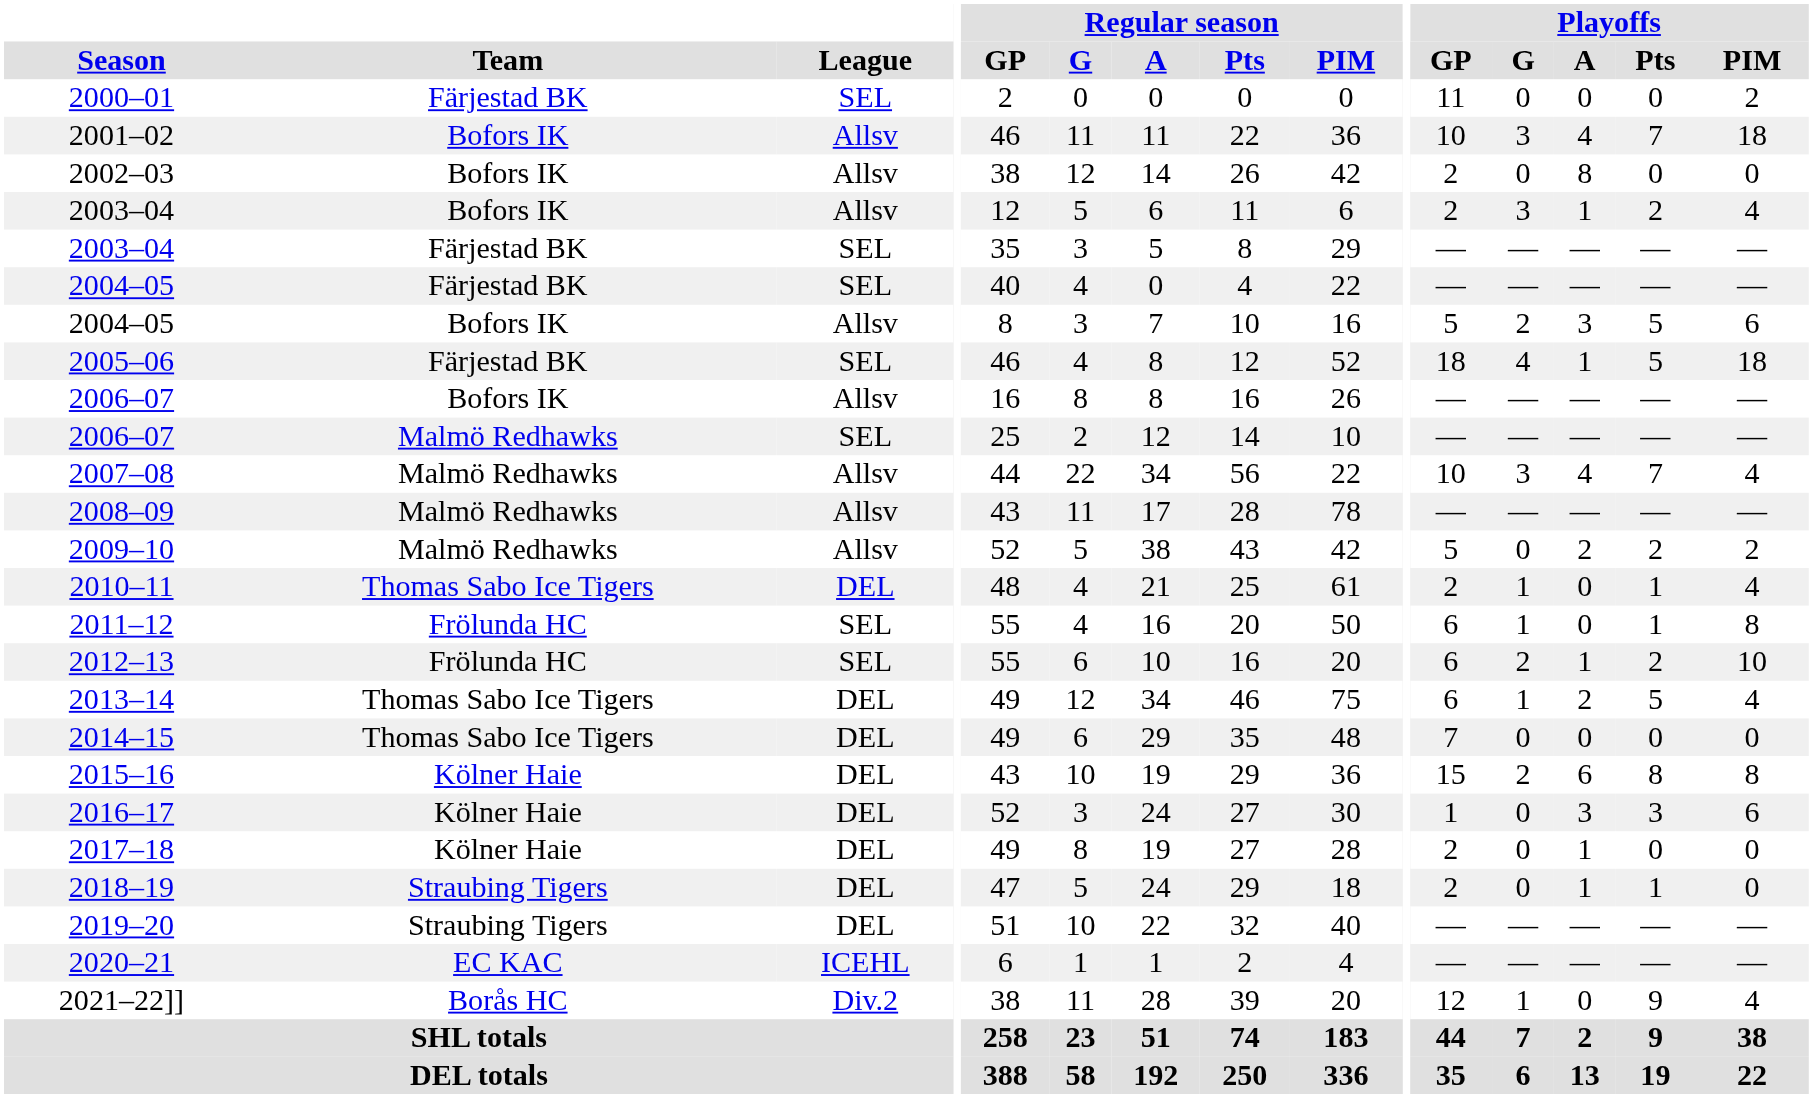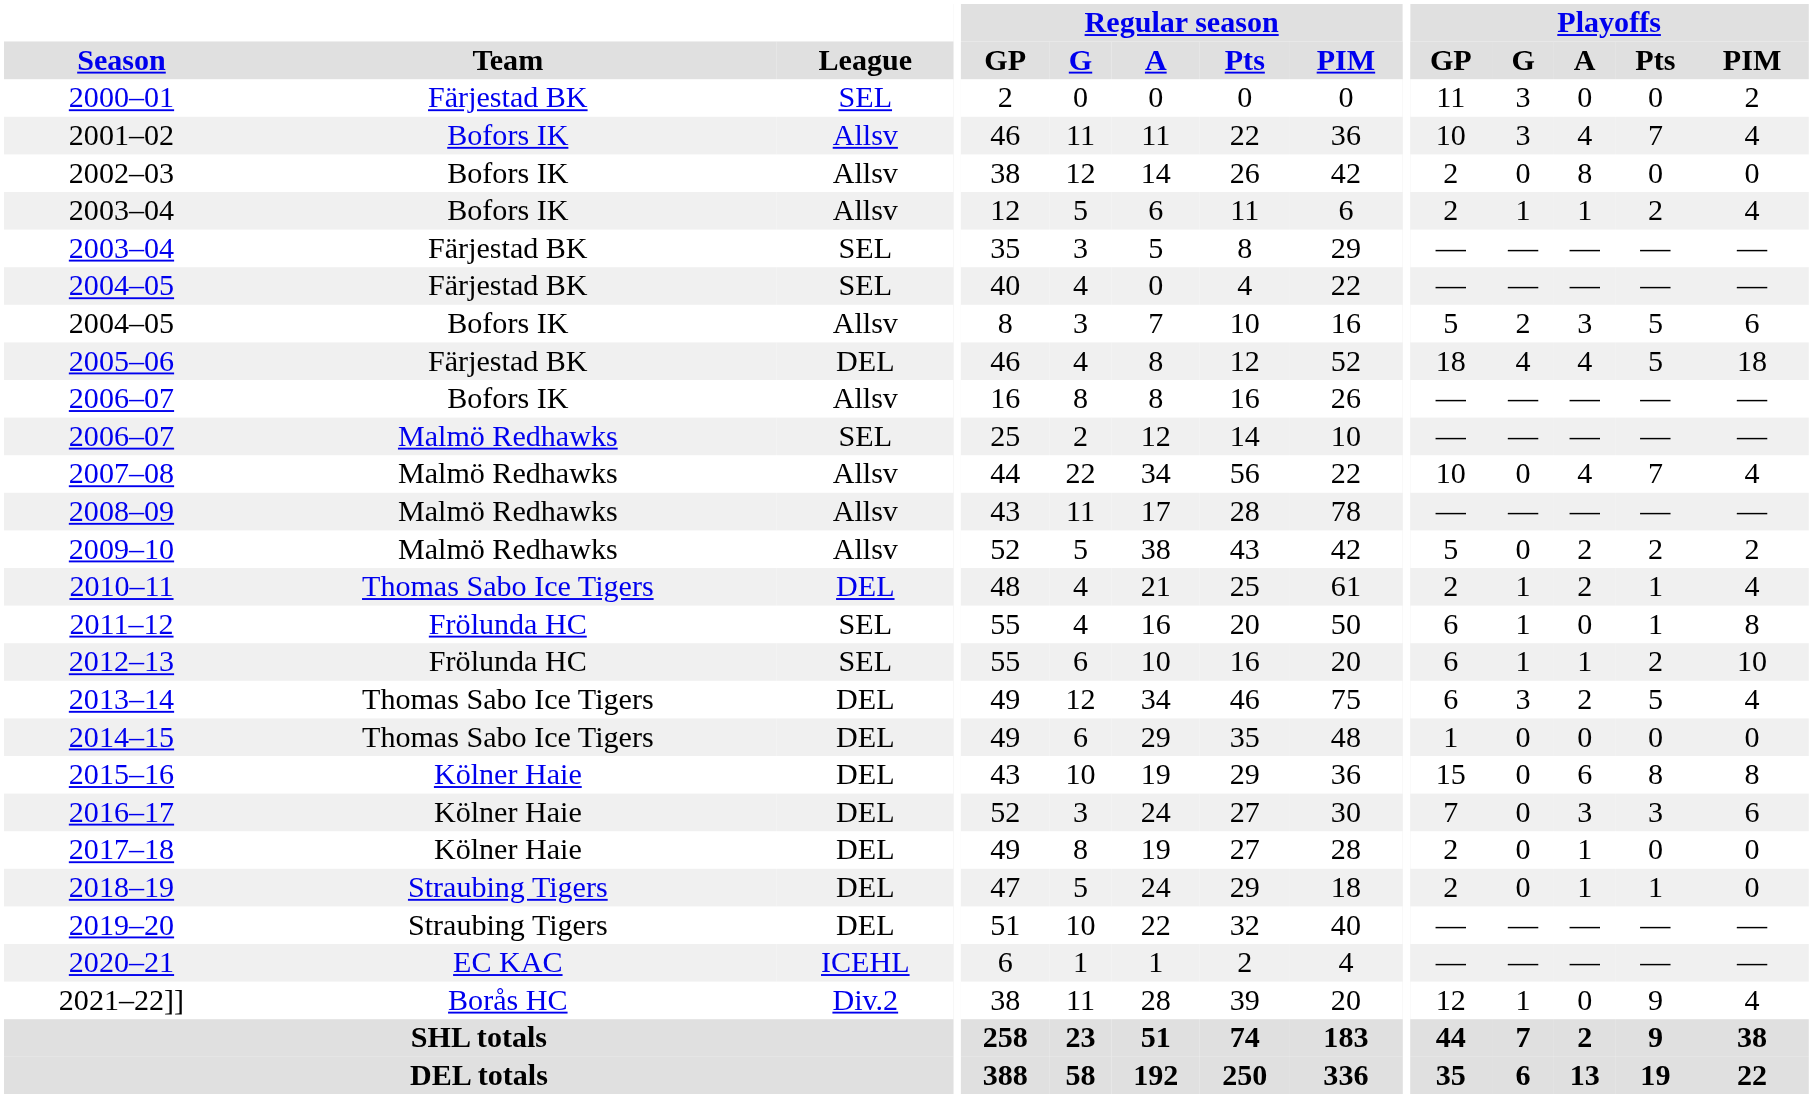(1523, 97) 0 -> (1523, 97) 3
(1752, 135) 18 -> (1752, 135) 4
(1523, 210) 3 -> (1523, 210) 1
(865, 360) SEL -> (865, 360) DEL
(1585, 360) 1 -> (1585, 360) 4
(1523, 473) 3 -> (1523, 473) 0
(1585, 586) 0 -> (1585, 586) 2
(1523, 661) 2 -> (1523, 661) 1
(1523, 699) 1 -> (1523, 699) 3
(1451, 736) 7 -> (1451, 736) 1
(1523, 774) 2 -> (1523, 774) 0
(1451, 811) 1 -> (1451, 811) 7
